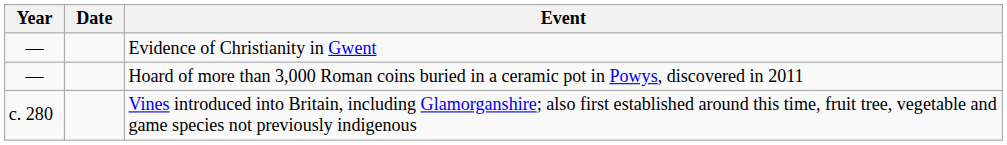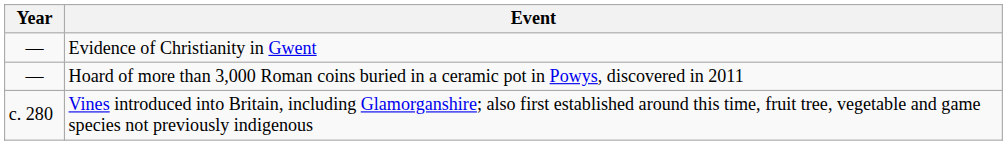- column: (94, 18)
